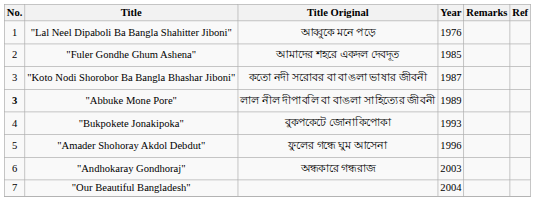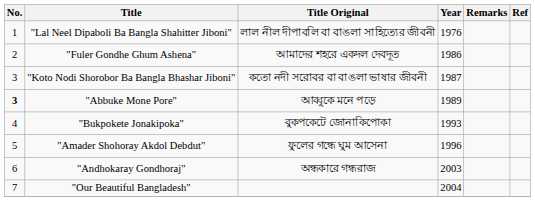(338, 32) আব্বুকে মনে পড়ে -> (338, 32) লাল নীল দীপাবলি বা বাঙলা সাহিত্যের জীবনী
(451, 55) 1985 -> (451, 55) 1986
(338, 100) লাল নীল দীপাবলি বা বাঙলা সাহিত্যের জীবনী -> (338, 100) আব্বুকে মনে পড়ে
